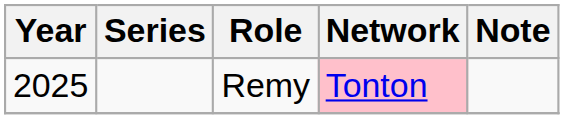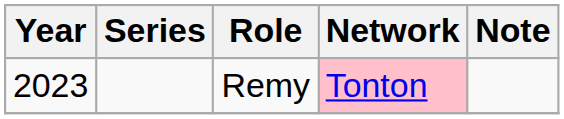(51, 85) 2025 -> (51, 85) 2023
